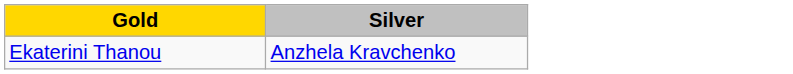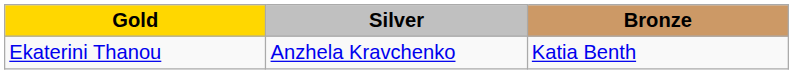+ column: (658, 20)
